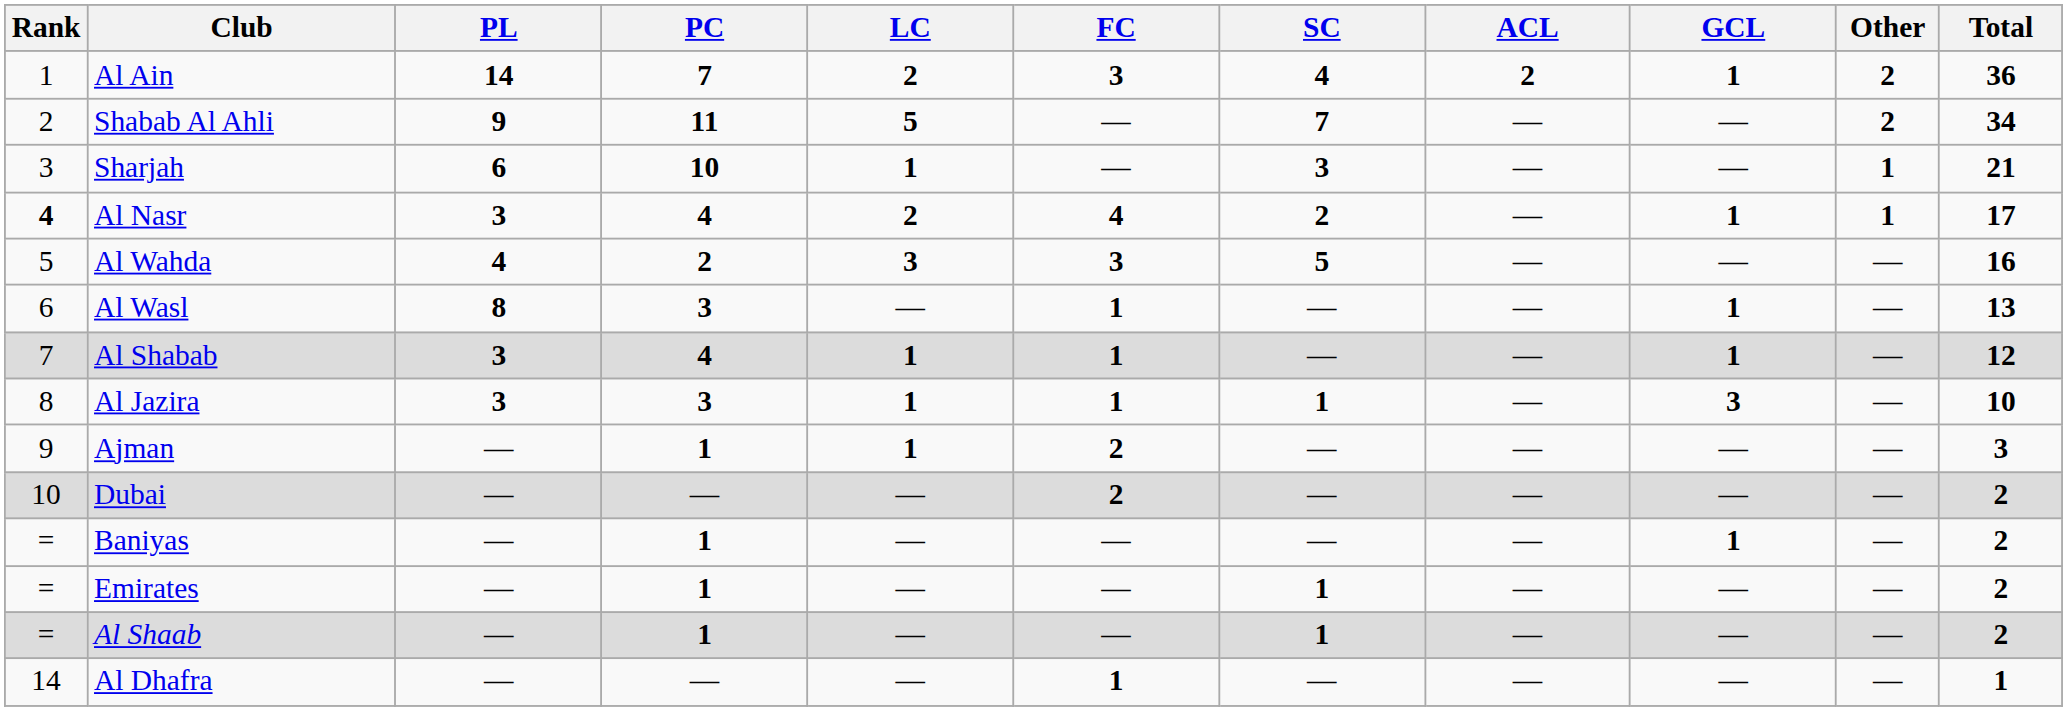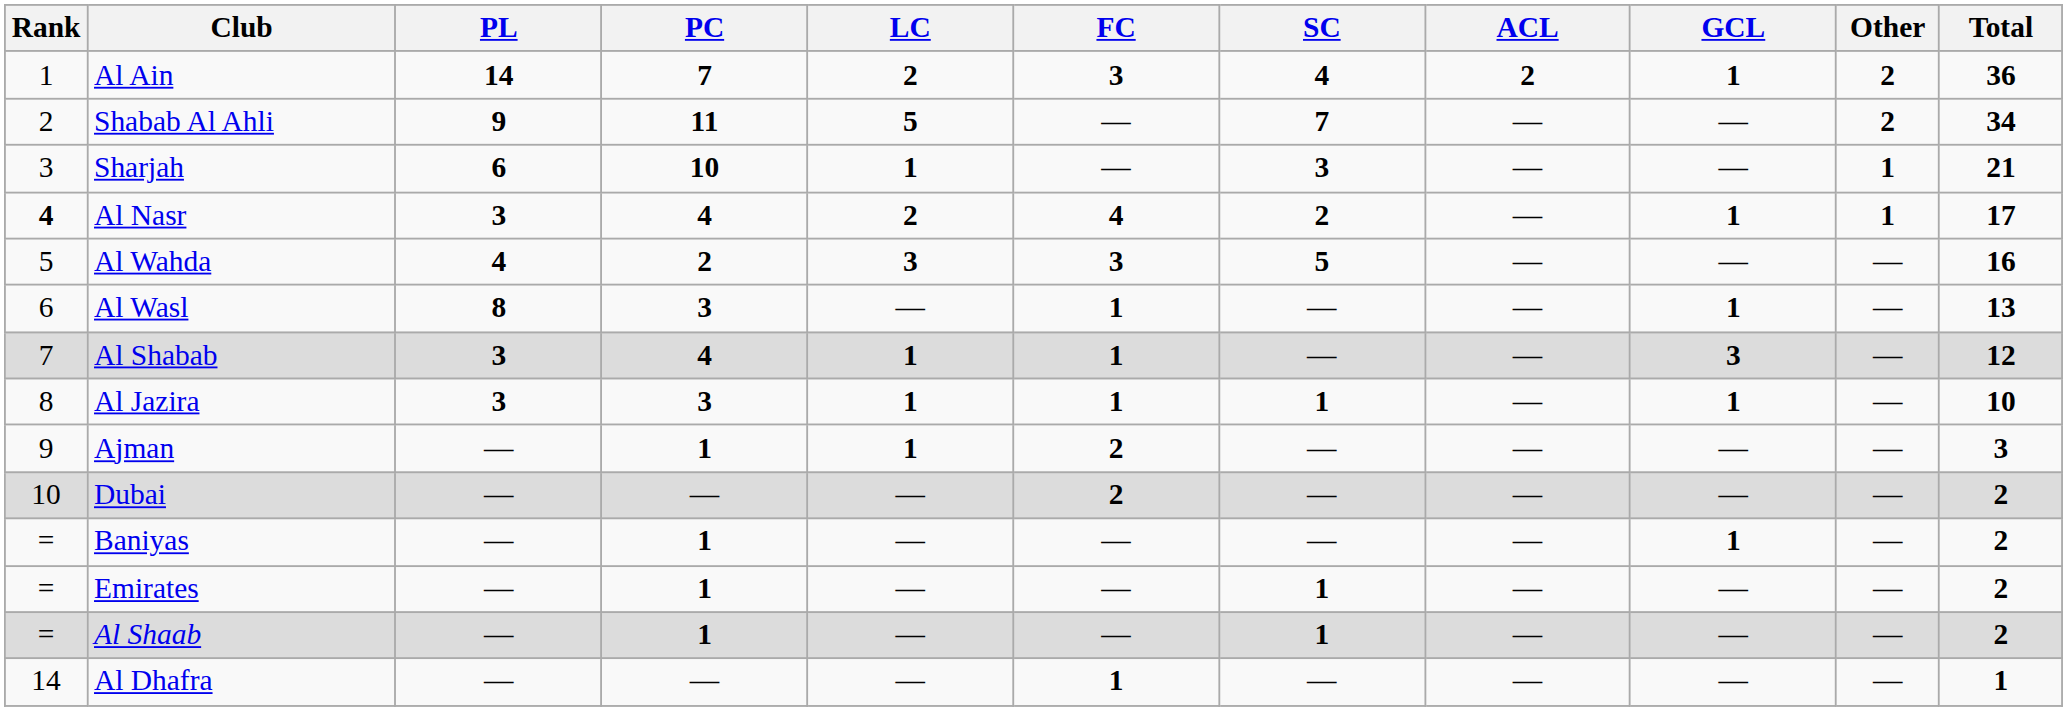(1733, 354) 1 -> (1733, 354) 3
(1733, 401) 3 -> (1733, 401) 1
